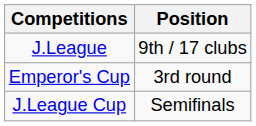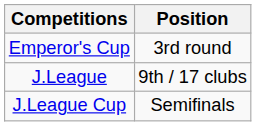rows swapped: (69, 47) <-> (69, 76)
